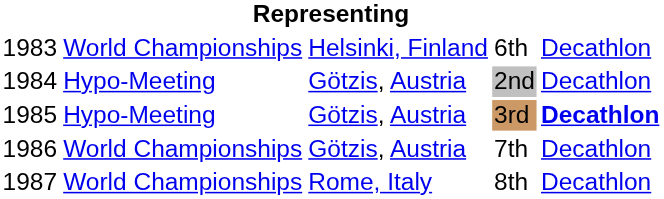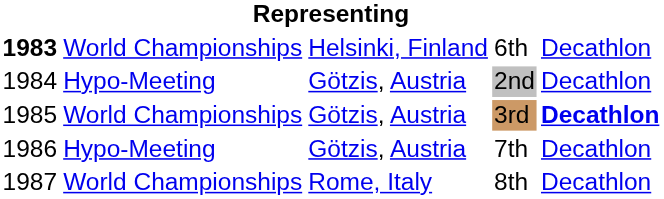(30, 47) normal -> (30, 47) bold
(139, 115) Hypo-Meeting -> (183, 115) World Championships
(183, 148) World Championships -> (139, 148) Hypo-Meeting
